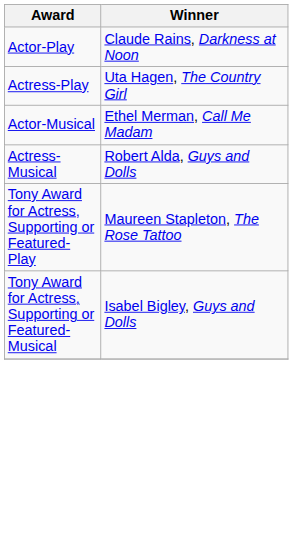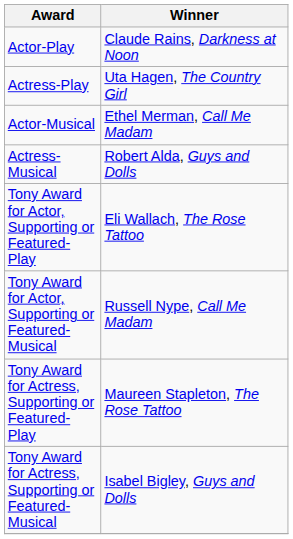+ row: (51, 227)
+ row: (51, 314)
